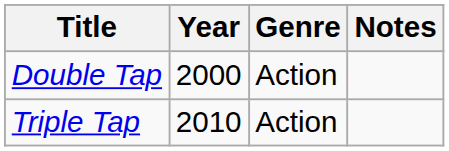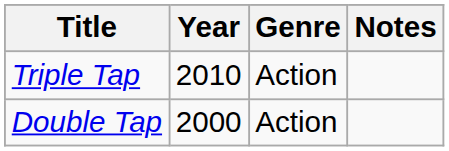rows swapped: (87, 74) <-> (76, 121)
